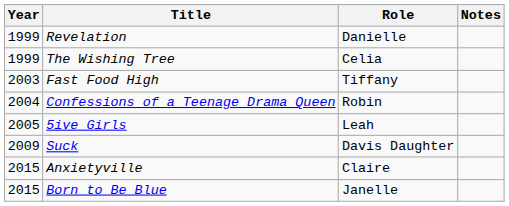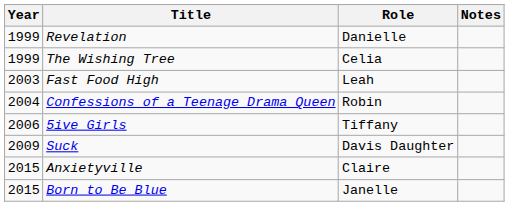(370, 81) Tiffany -> (358, 81) Leah
(24, 125) 2005 -> (24, 125) 2006
(358, 125) Leah -> (370, 125) Tiffany
